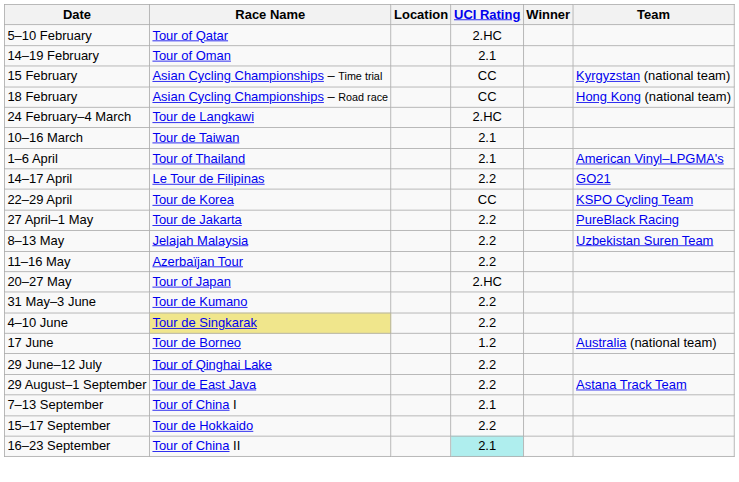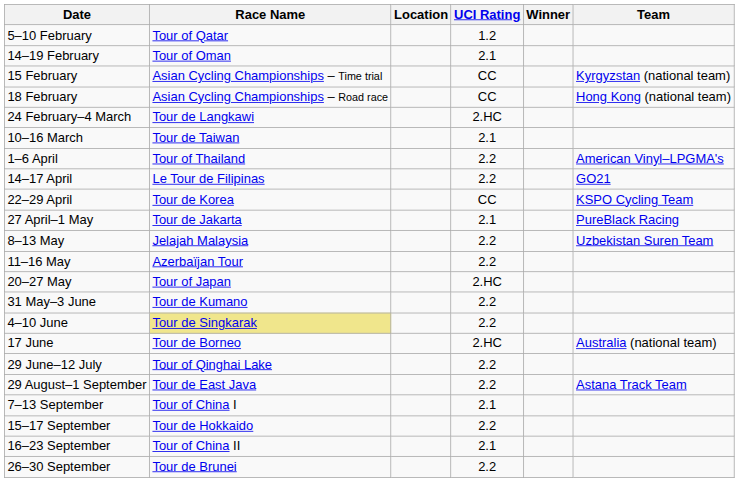(487, 35) 2.HC -> (487, 35) 1.2
(487, 158) 2.1 -> (487, 158) 2.2
(487, 220) 2.2 -> (487, 220) 2.1
(487, 343) 1.2 -> (487, 343) 2.HC
(487, 446) paleturquoise background -> (487, 446) no background
+ row: (59, 466)
